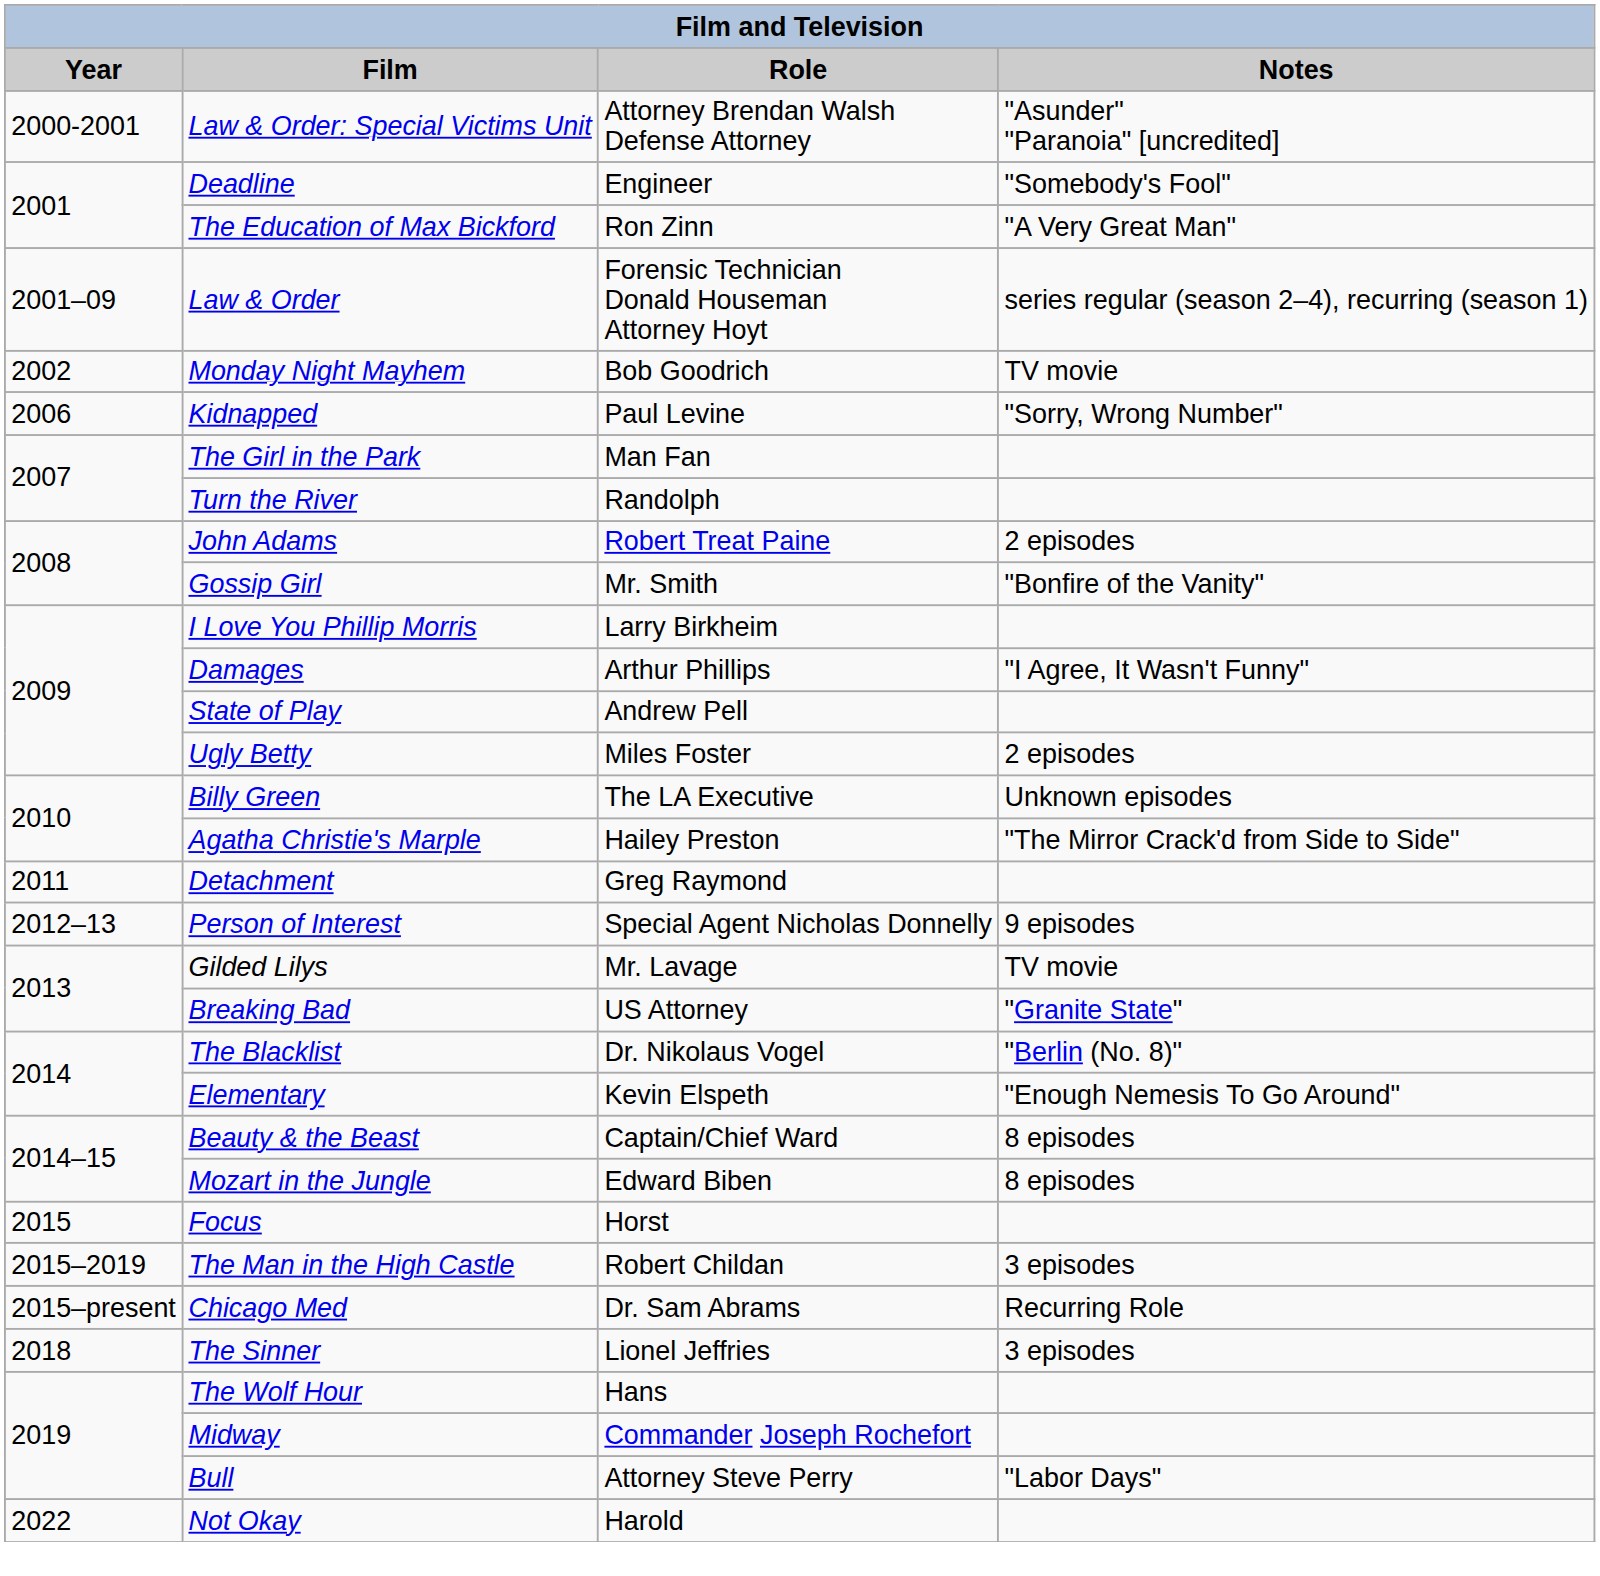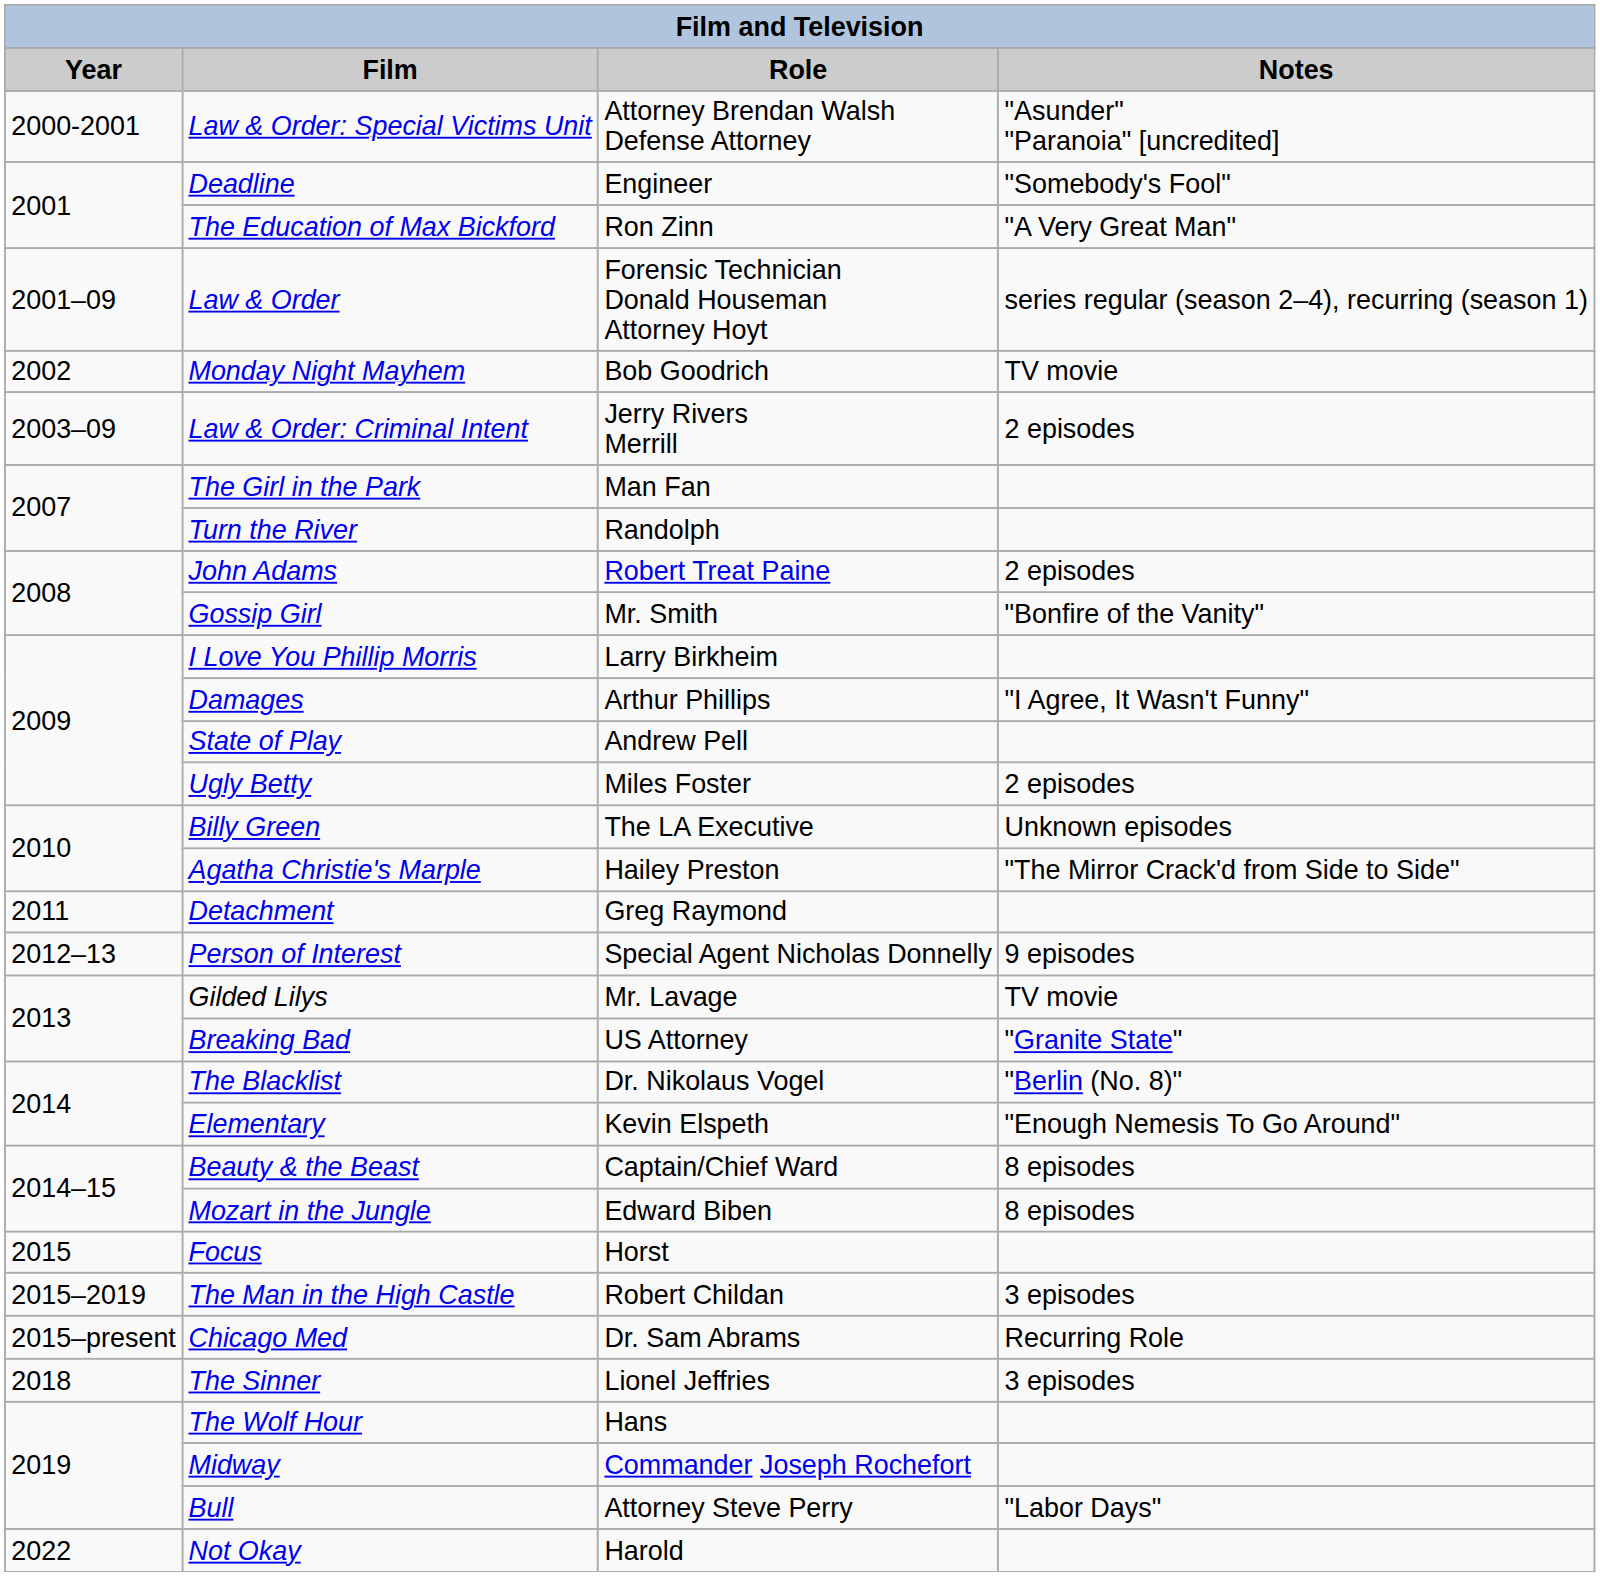+ row: (358, 429)
- row: (253, 414)
